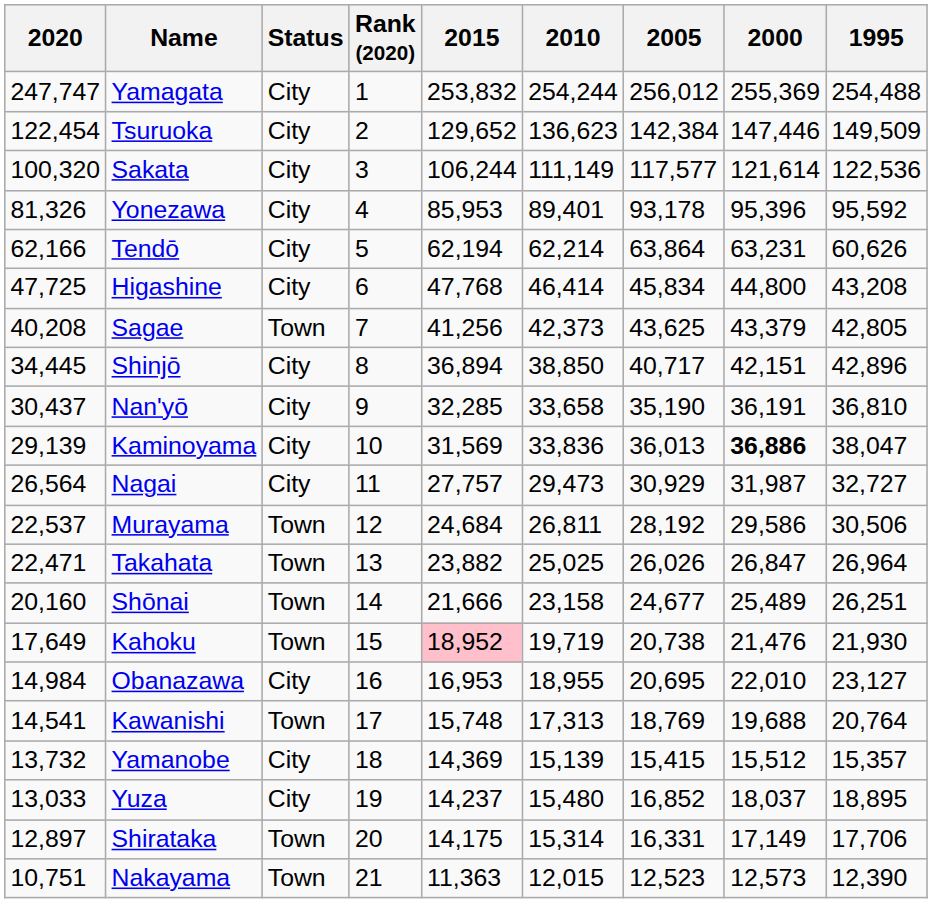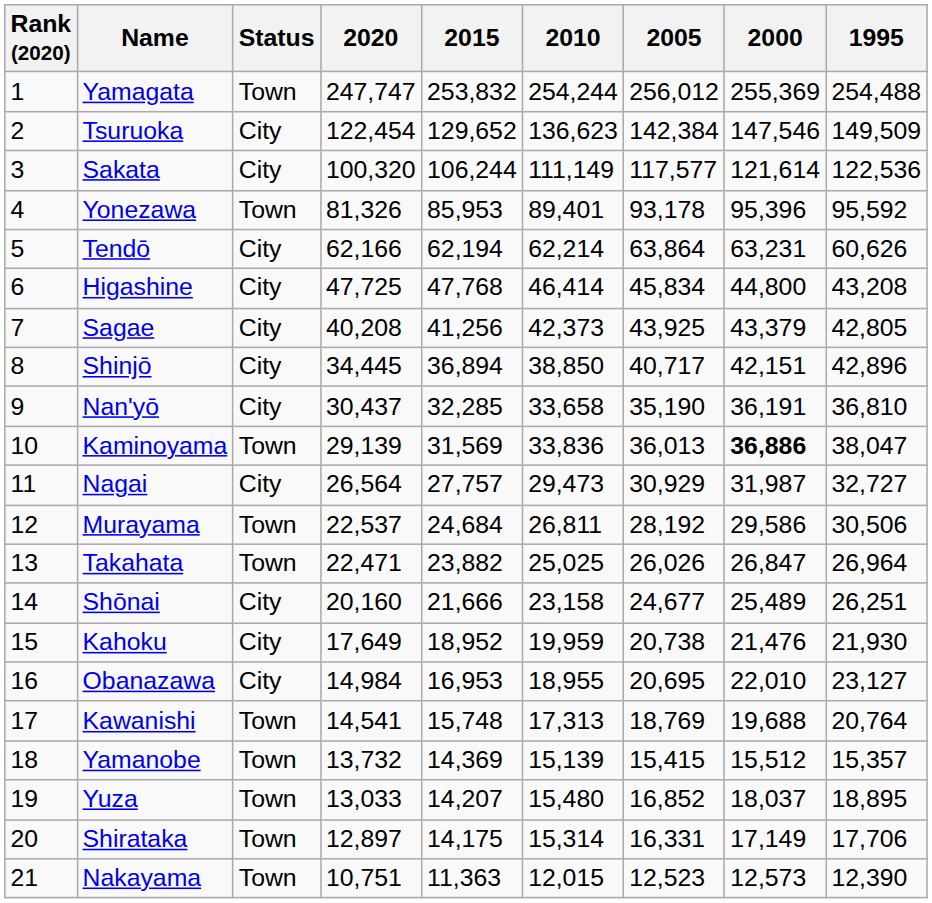columns swapped: (385, 38) <-> (55, 38)
(289, 91) City -> (268, 91) Town
(775, 130) 147,446 -> (775, 130) 147,546
(289, 209) City -> (268, 209) Town
(297, 327) Town -> (260, 327) City
(667, 327) 43,625 -> (667, 327) 43,925
(289, 445) City -> (268, 445) Town
(297, 602) Town -> (260, 602) City
(297, 642) Town -> (260, 642) City
(465, 642) pink background -> (465, 642) no background
(566, 642) 19,719 -> (566, 642) 19,959
(289, 760) City -> (268, 760) Town
(289, 799) City -> (268, 799) Town
(465, 799) 14,237 -> (465, 799) 14,207
